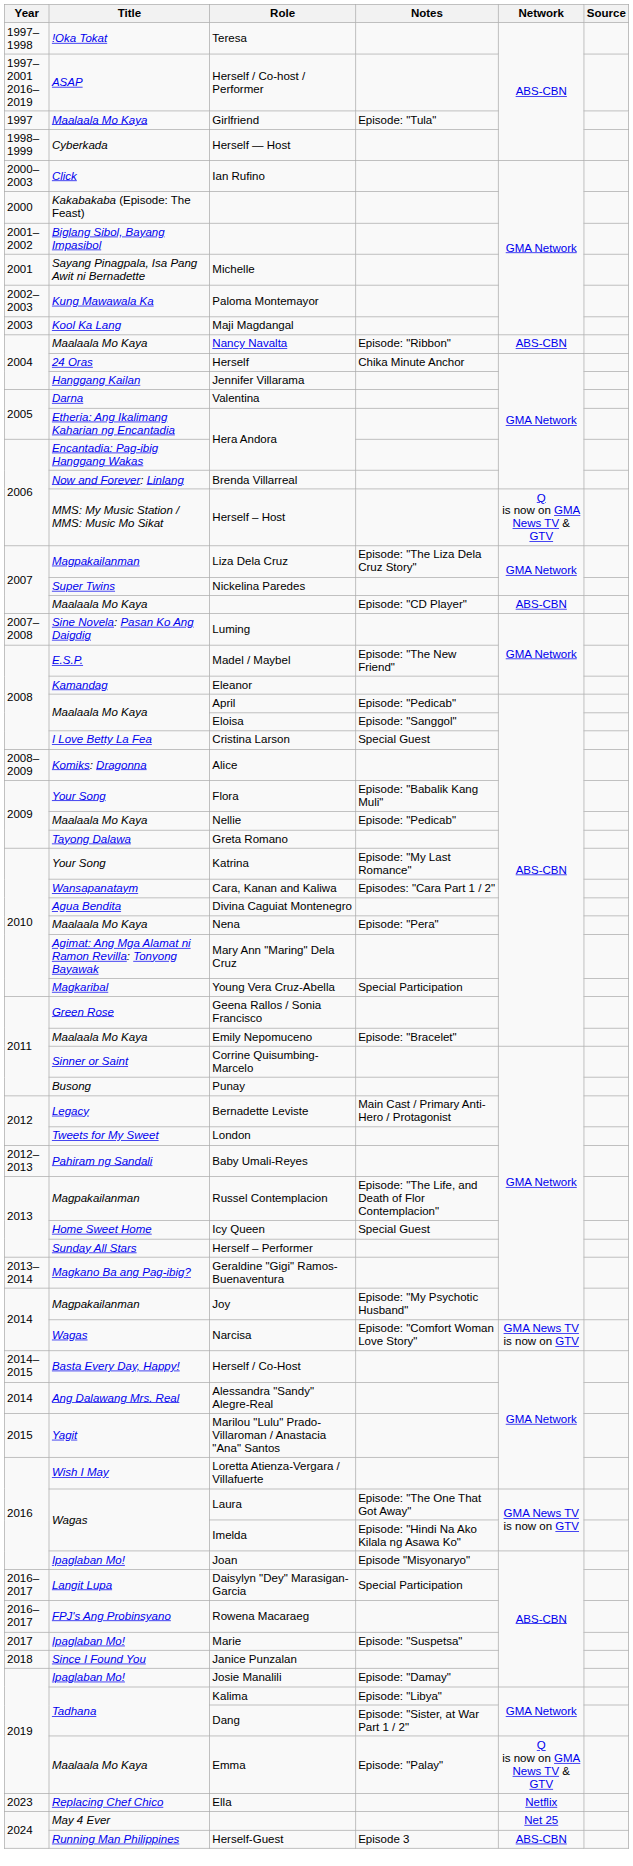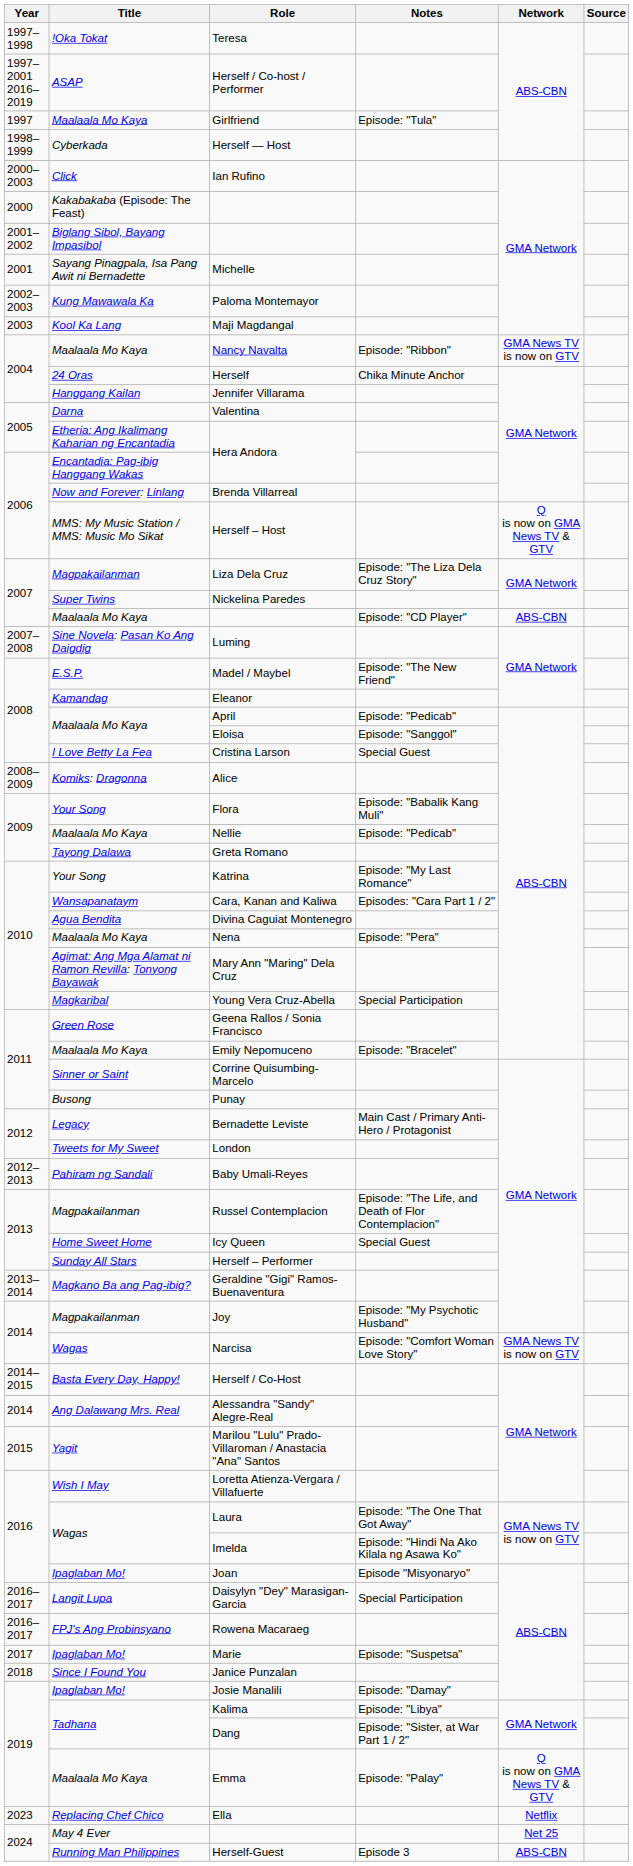(541, 344) ABS-CBN -> (541, 350) GMA News TV is now on GTV
